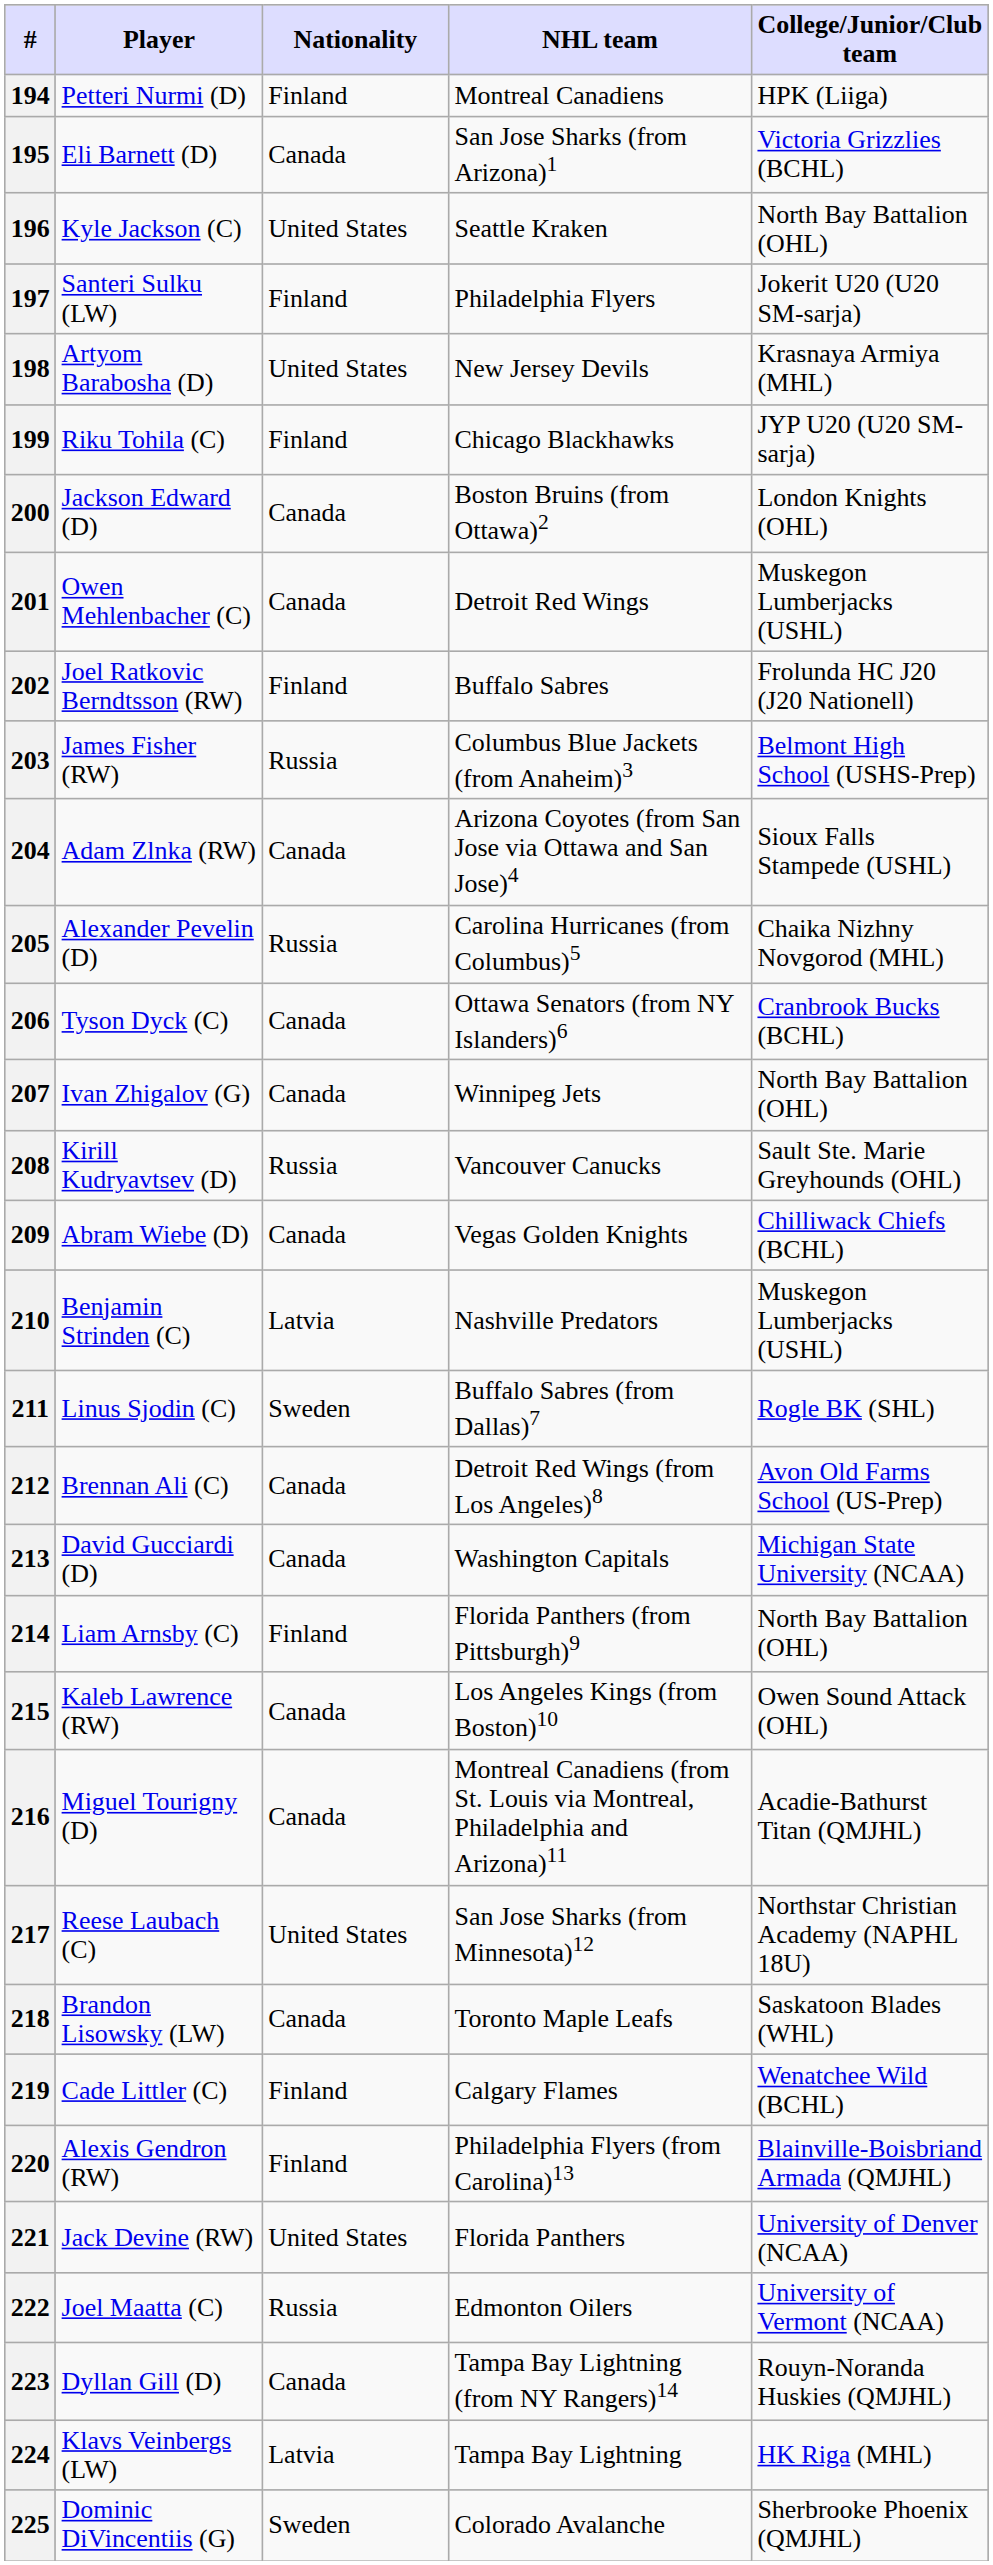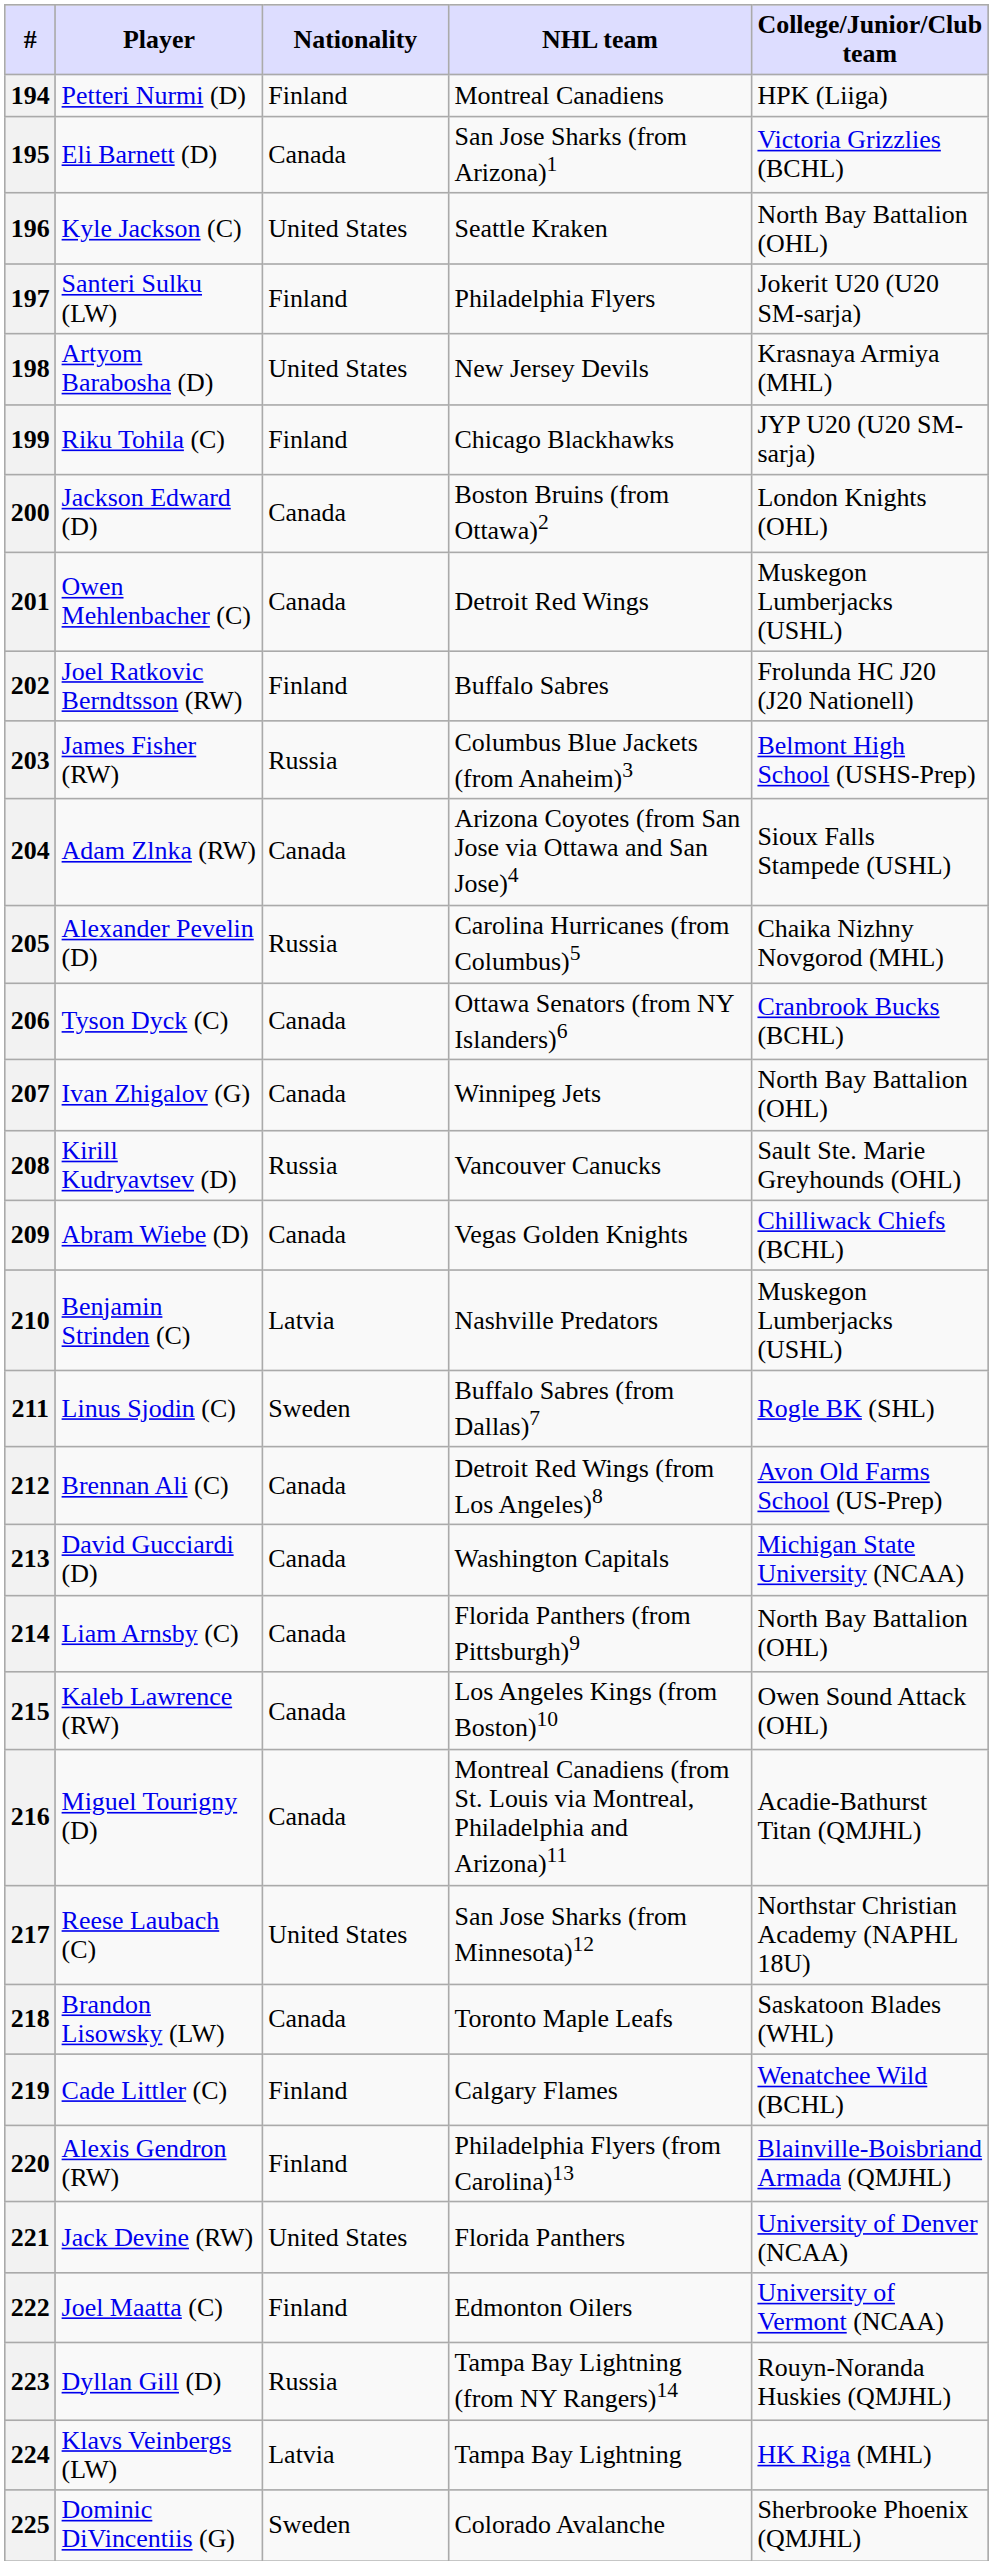(308, 1633) Finland -> (307, 1633) Canada
(303, 2307) Russia -> (308, 2307) Finland
(307, 2381) Canada -> (303, 2381) Russia
